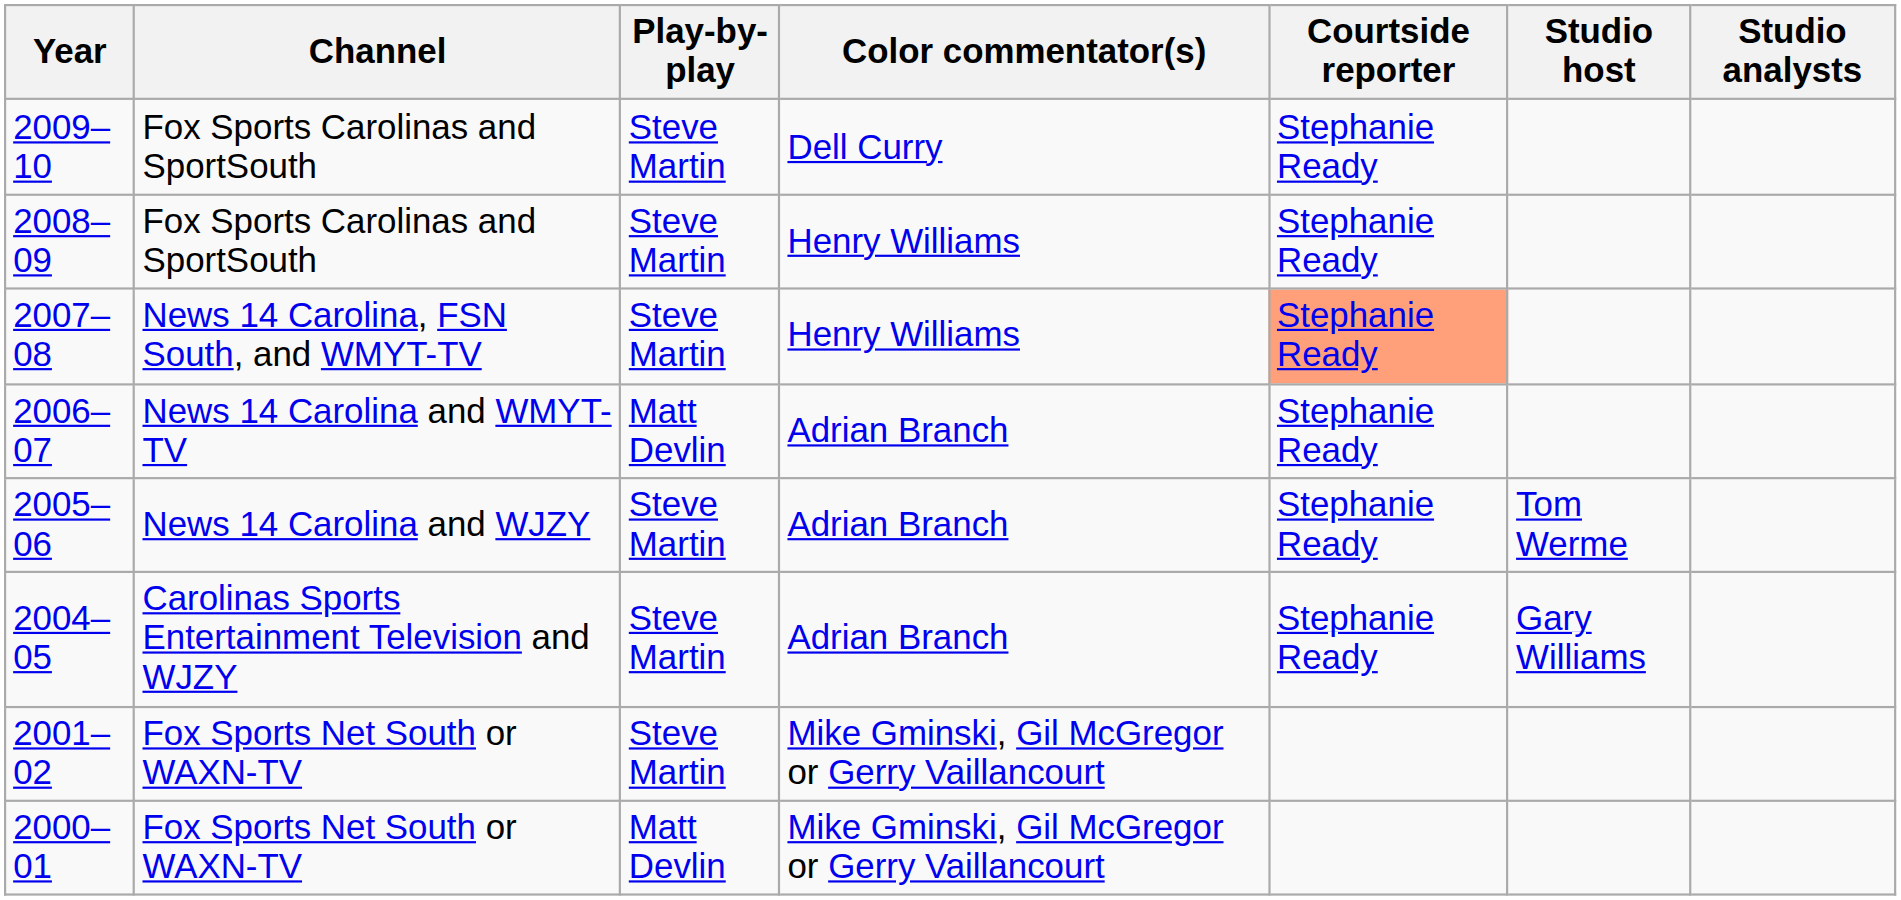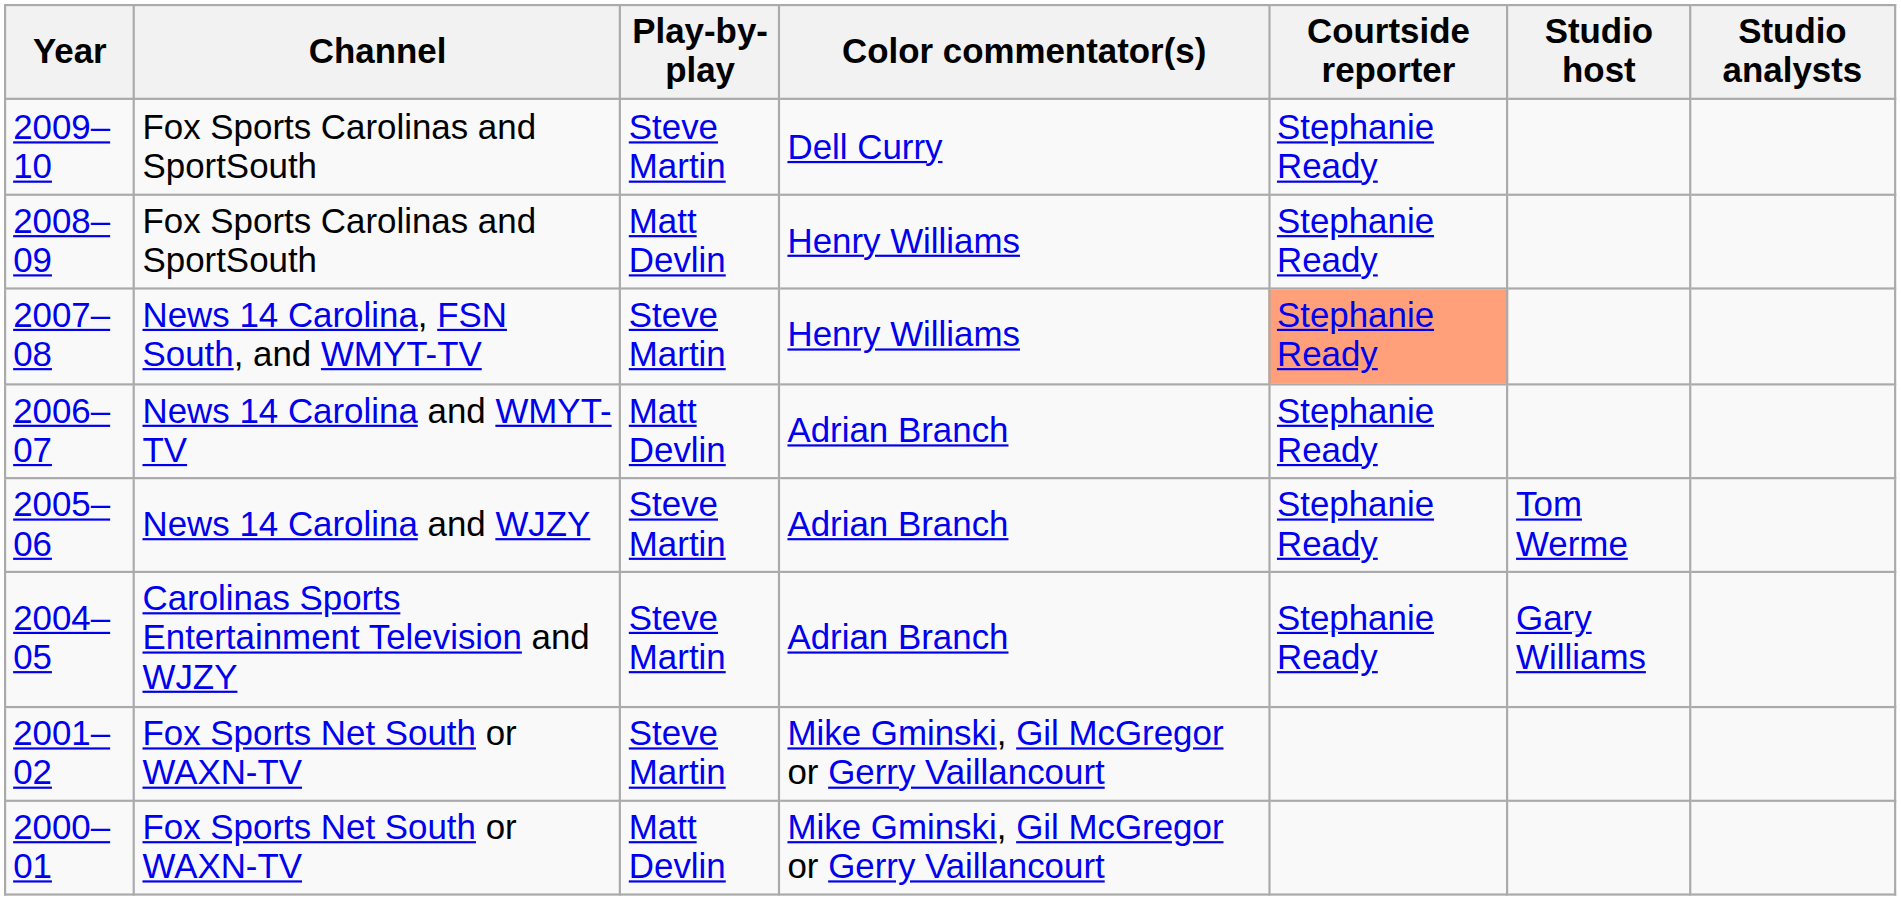(677, 240) Steve Martin -> (677, 240) Matt Devlin
